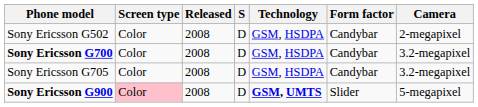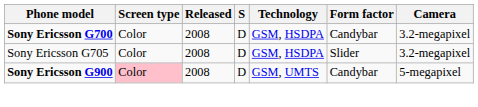- row: (58, 33)
(354, 72) Candybar -> (344, 53) Slider
(287, 92) bold -> (285, 72) normal
(344, 92) Slider -> (354, 72) Candybar
